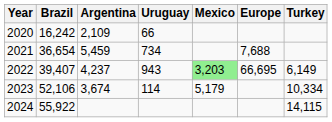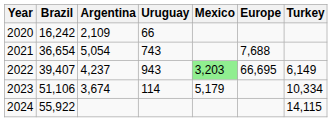(95, 51) 5,459 -> (95, 51) 5,054
(151, 51) 734 -> (151, 51) 743
(57, 88) 52,106 -> (57, 88) 51,106
